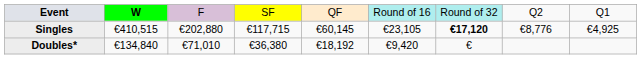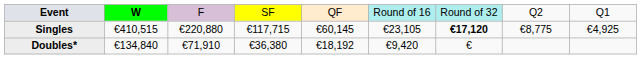(201, 30) €202,880 -> (201, 30) €220,880
(536, 30) €8,776 -> (536, 30) €8,775
(201, 46) €71,010 -> (201, 46) €71,910
